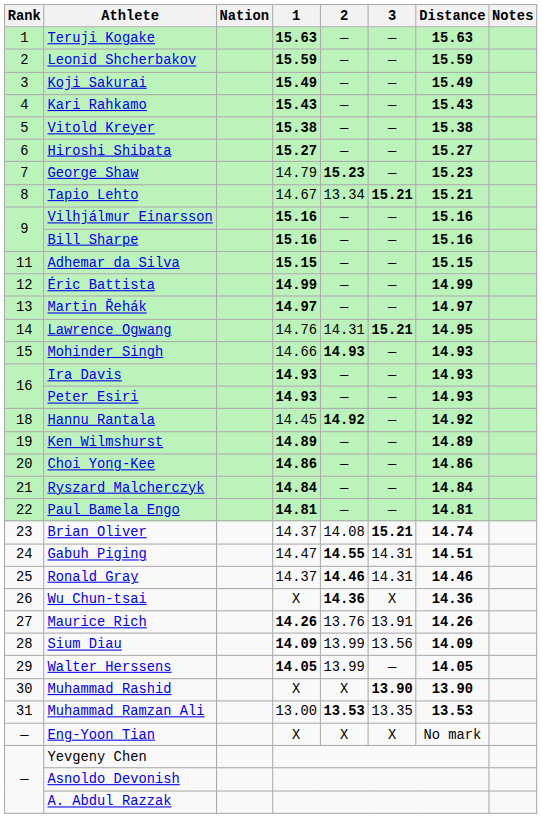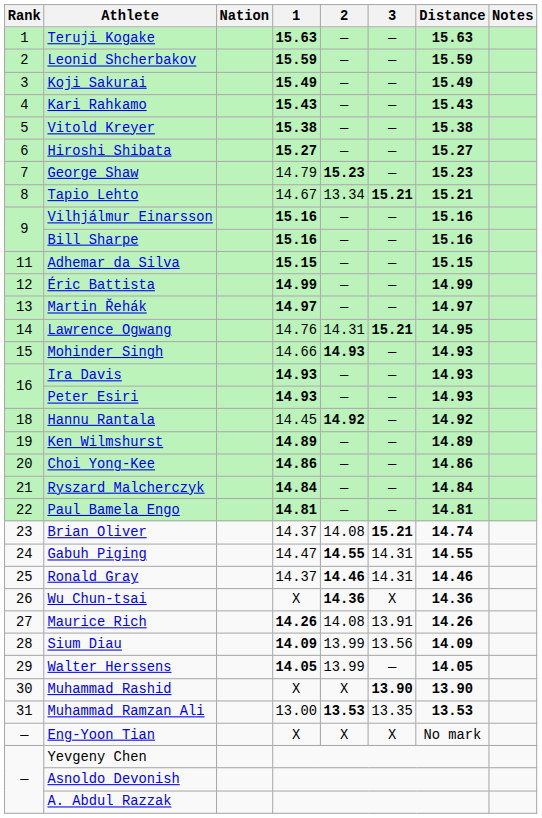(452, 555) 14.51 -> (452, 555) 14.55
(344, 622) 13.76 -> (344, 622) 14.08
